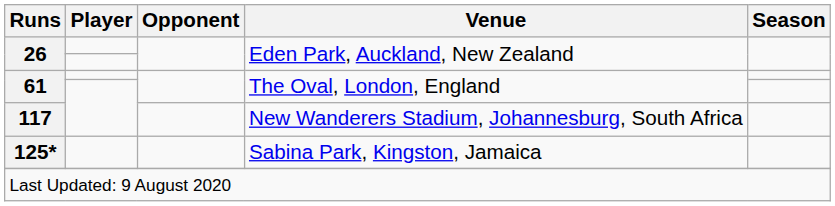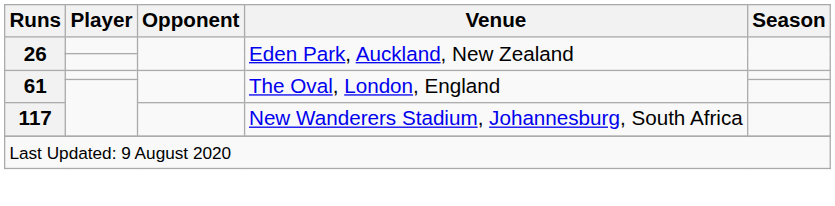- row: (35, 151)
